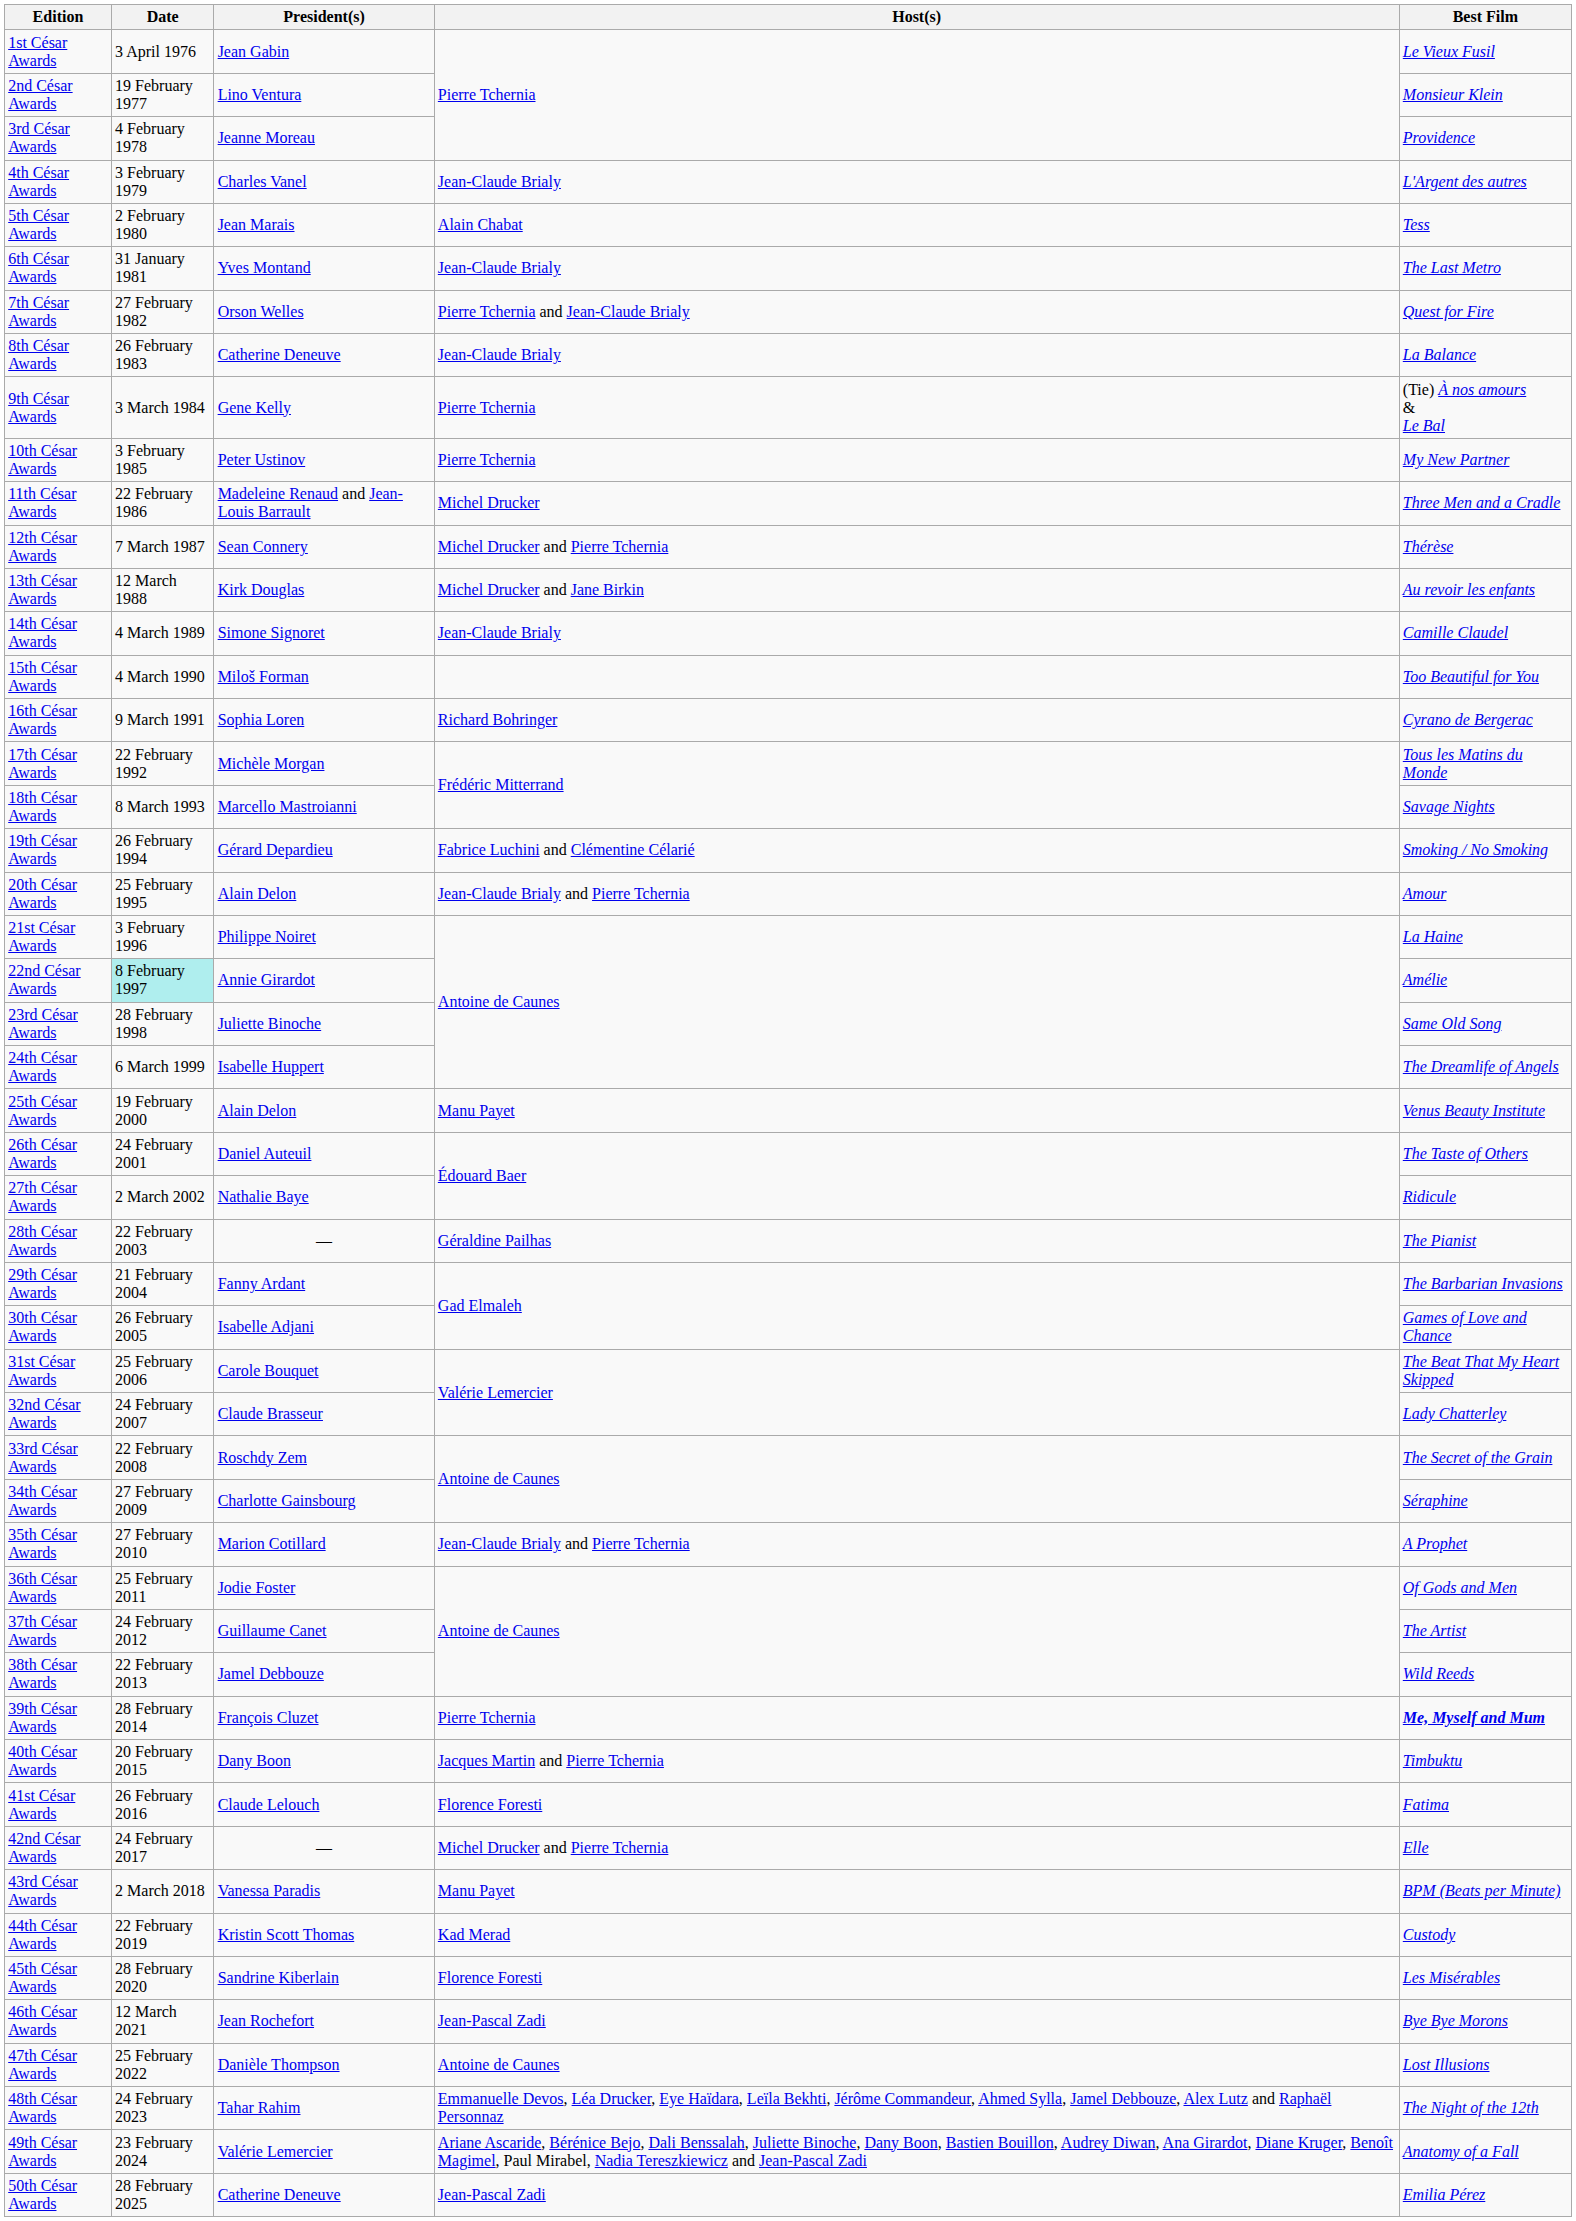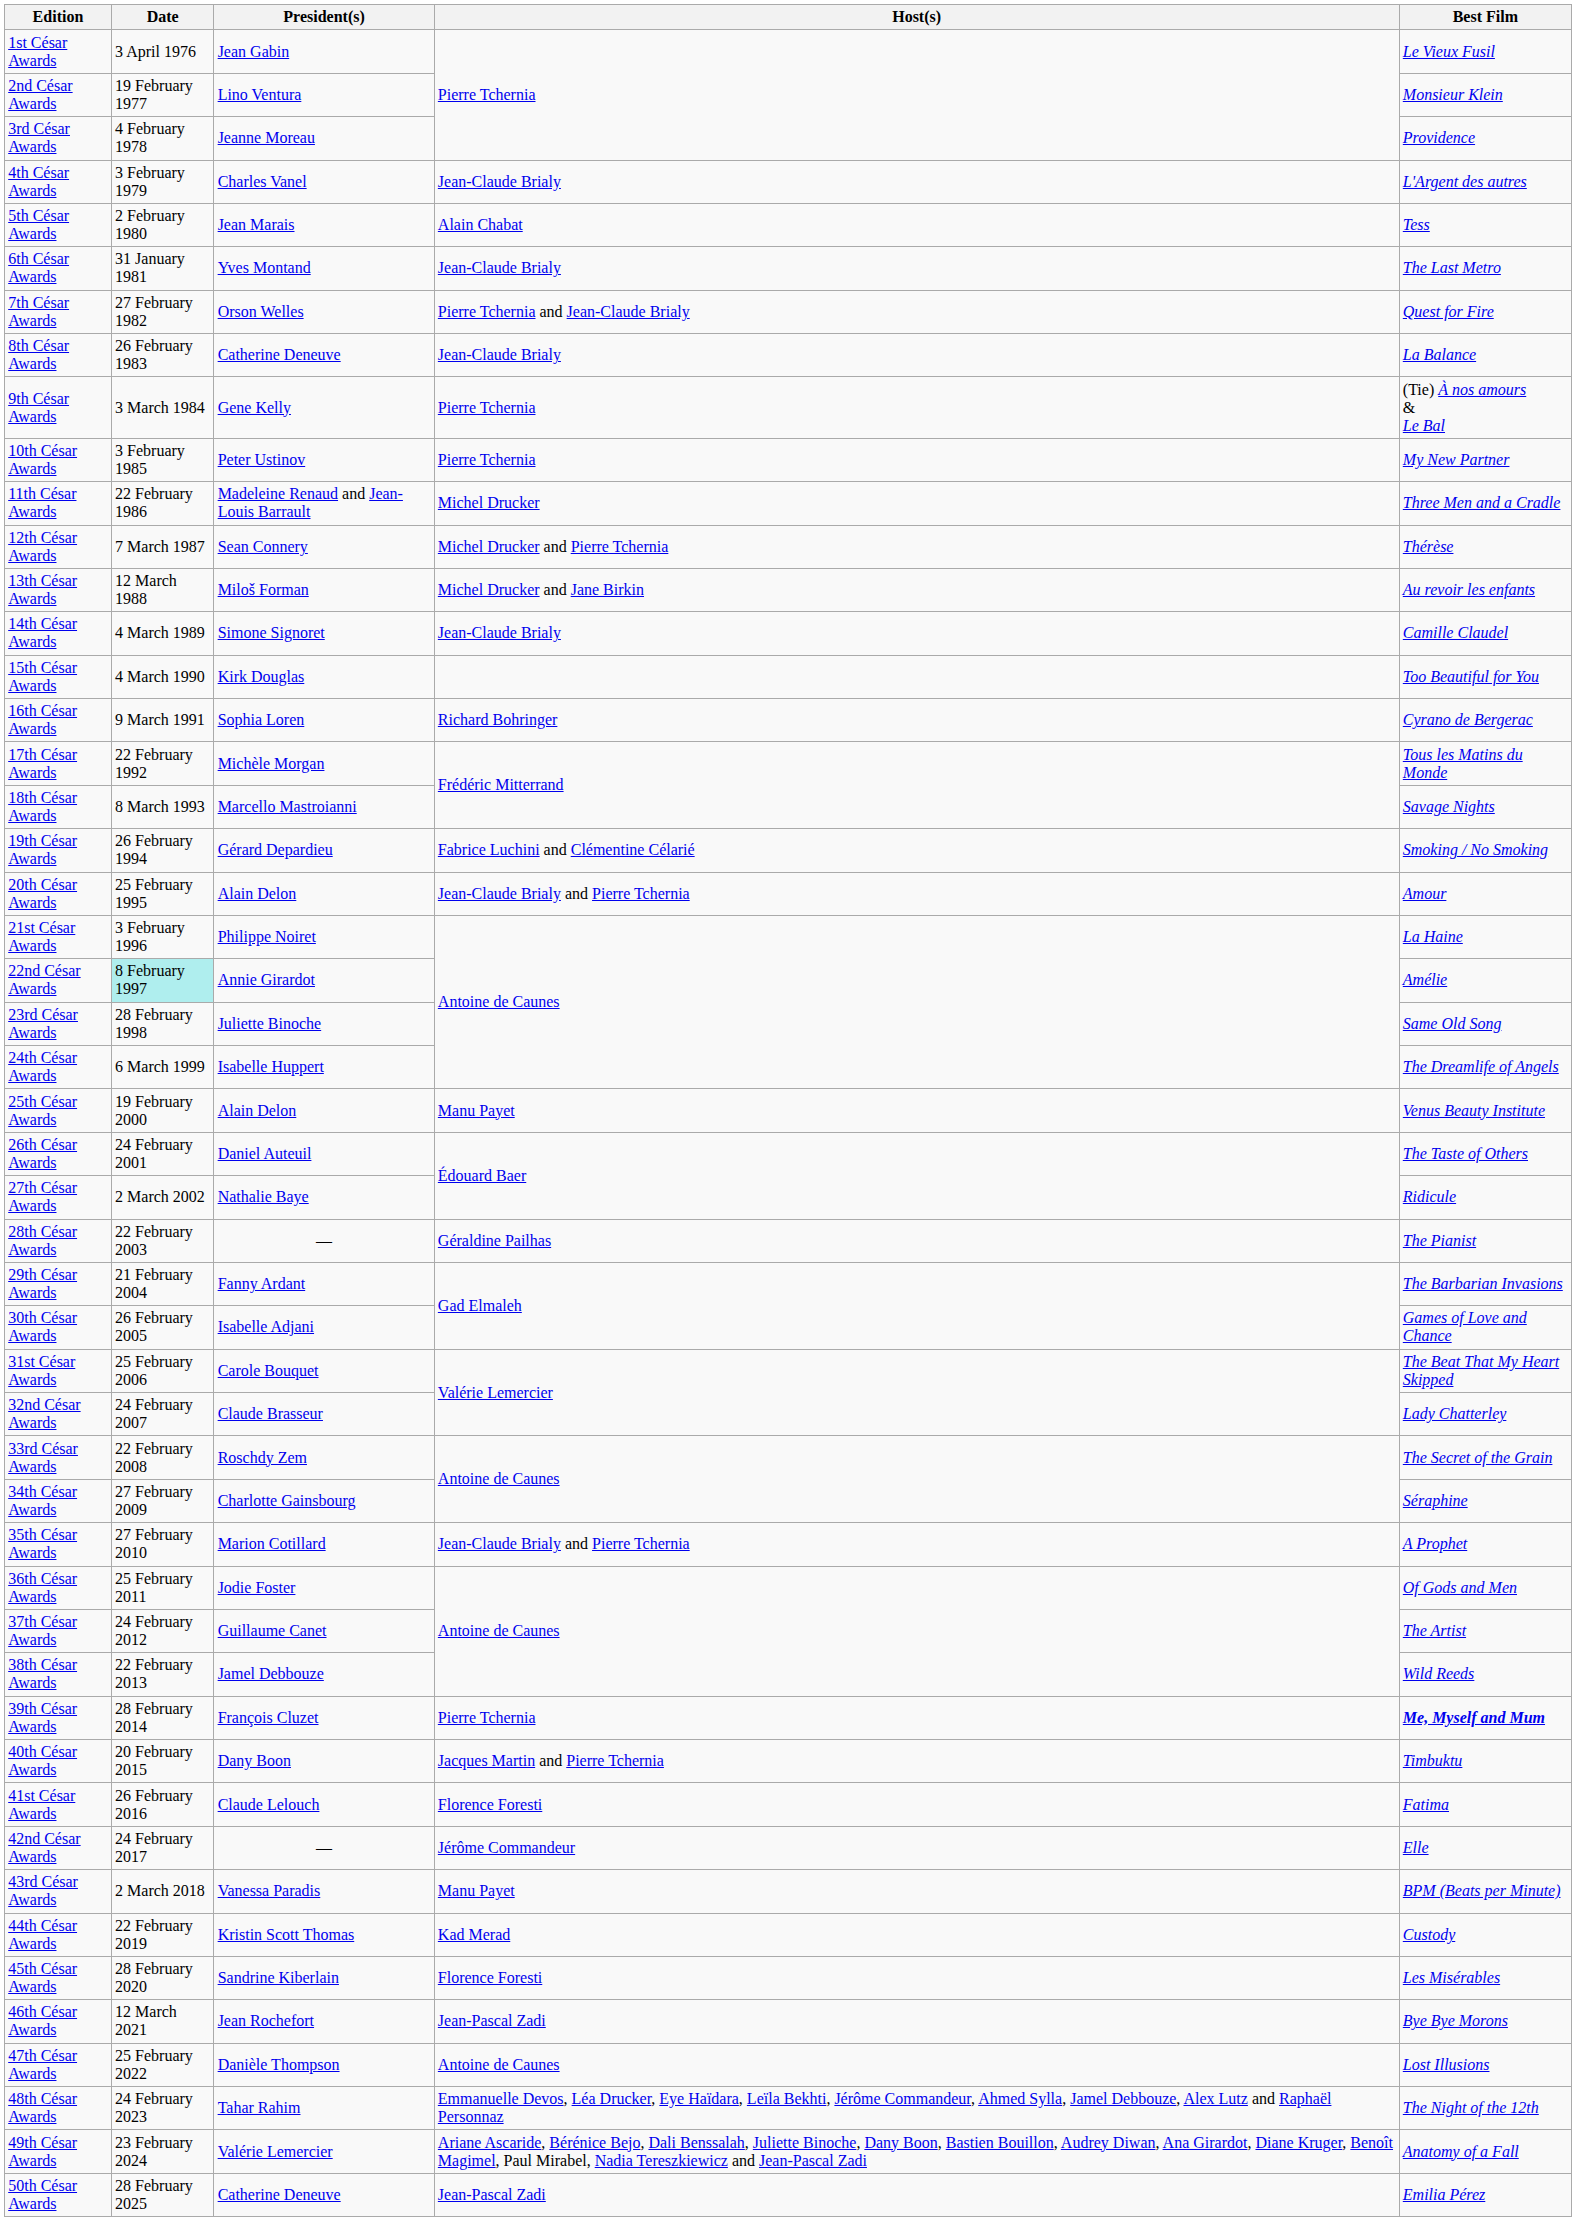(261, 590) Kirk Douglas -> (263, 590) Miloš Forman
(263, 676) Miloš Forman -> (261, 676) Kirk Douglas
(553, 1847) Michel Drucker and Pierre Tchernia -> (506, 1847) Jérôme Commandeur
